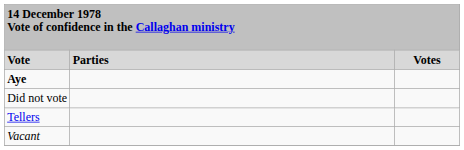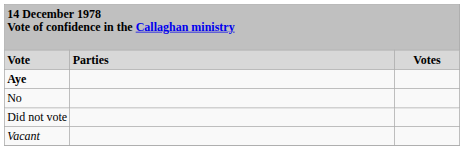+ row: (14, 98)
- row: (23, 117)
